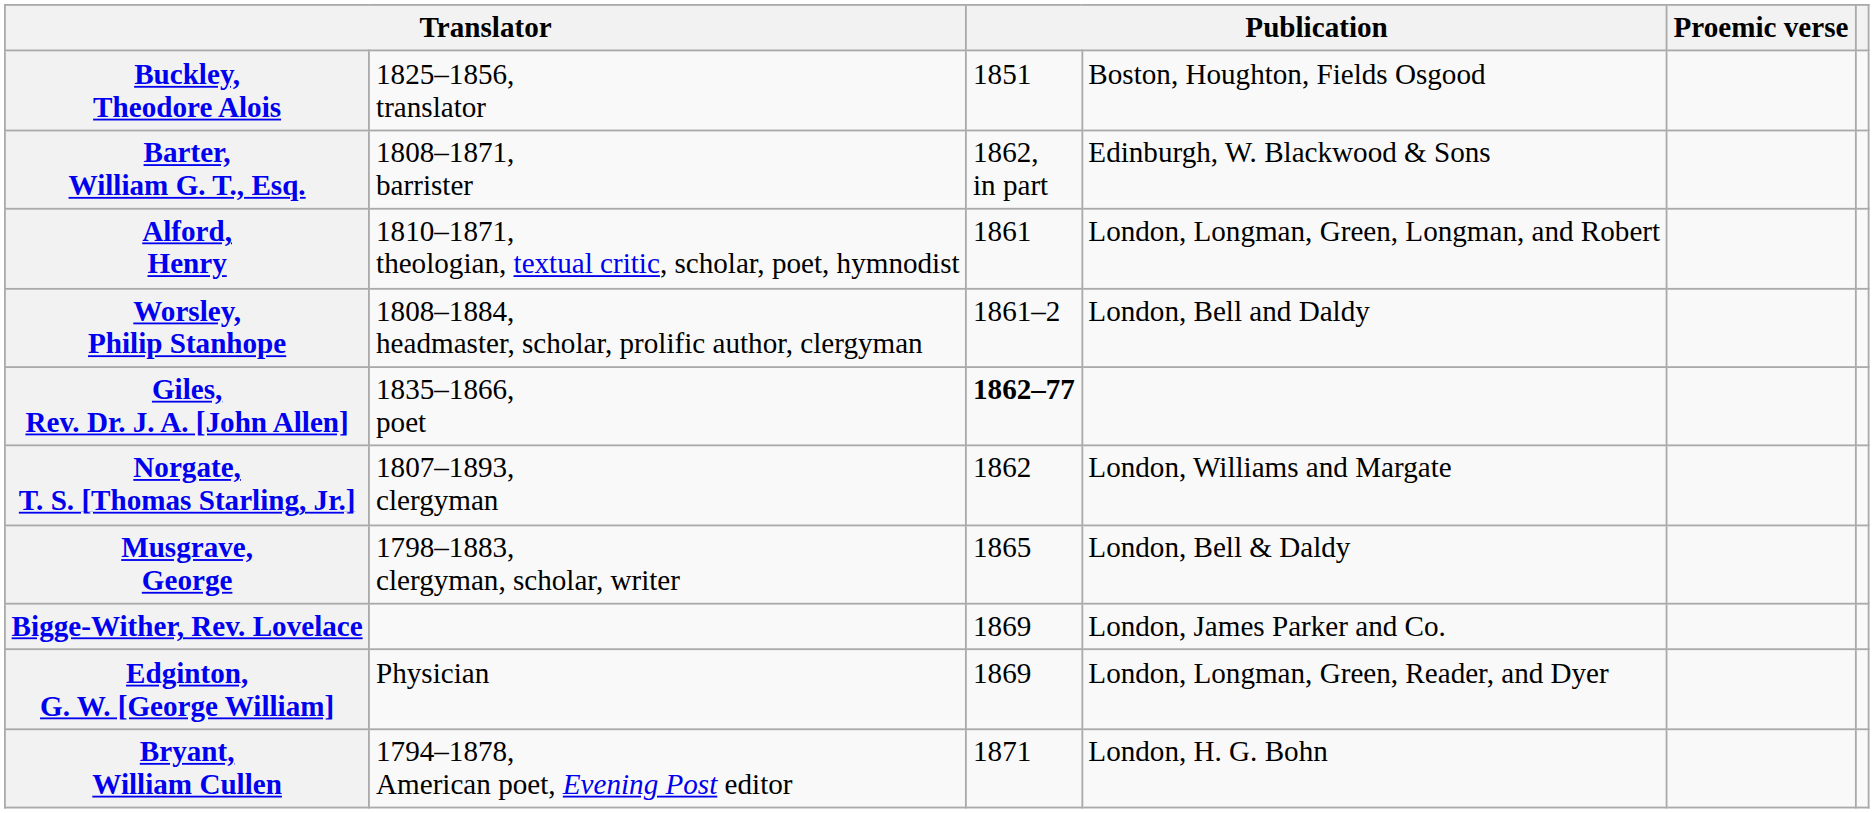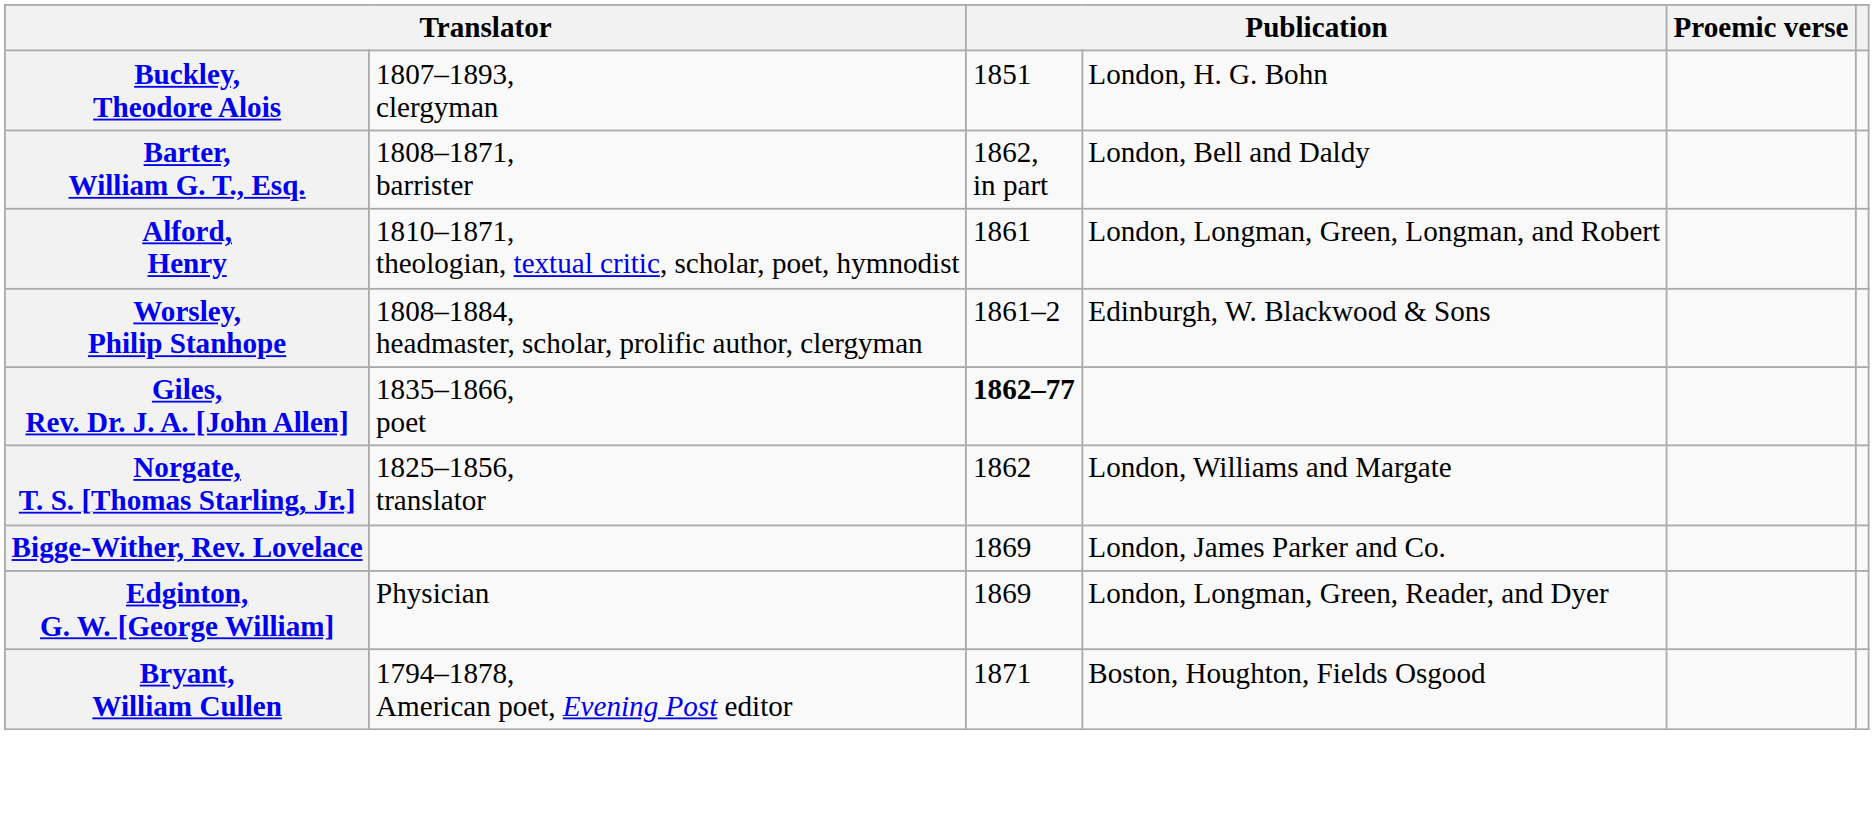(445, 90) 1825–1856, translator -> (445, 90) 1807–1893, clergyman
(1287, 73) Boston, Houghton, Fields Osgood -> (1208, 73) London, H. G. Bohn
(1290, 152) Edinburgh, W. Blackwood & Sons -> (1229, 152) London, Bell and Daldy
(1229, 310) London, Bell and Daldy -> (1290, 310) Edinburgh, W. Blackwood & Sons
(445, 484) 1807–1893, clergyman -> (445, 484) 1825–1856, translator
- row: (187, 563)
(1208, 751) London, H. G. Bohn -> (1287, 672) Boston, Houghton, Fields Osgood
